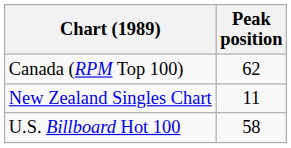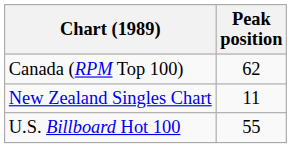(251, 127) 58 -> (251, 127) 55
